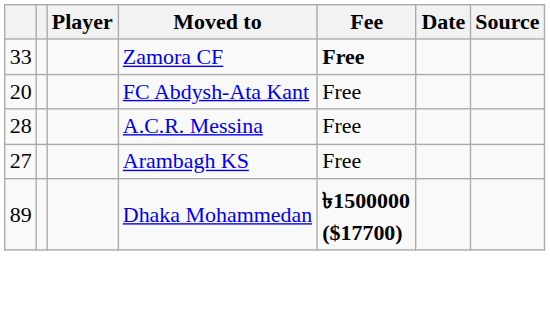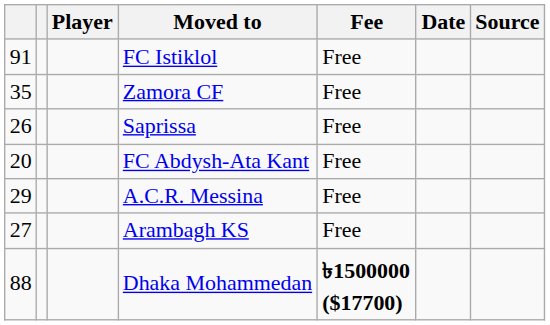+ row: (170, 56)
(21, 56) 33 -> (21, 91) 35
(343, 56) bold -> (342, 91) normal
+ row: (159, 126)
(21, 126) 28 -> (21, 195) 29
(21, 214) 89 -> (21, 283) 88
